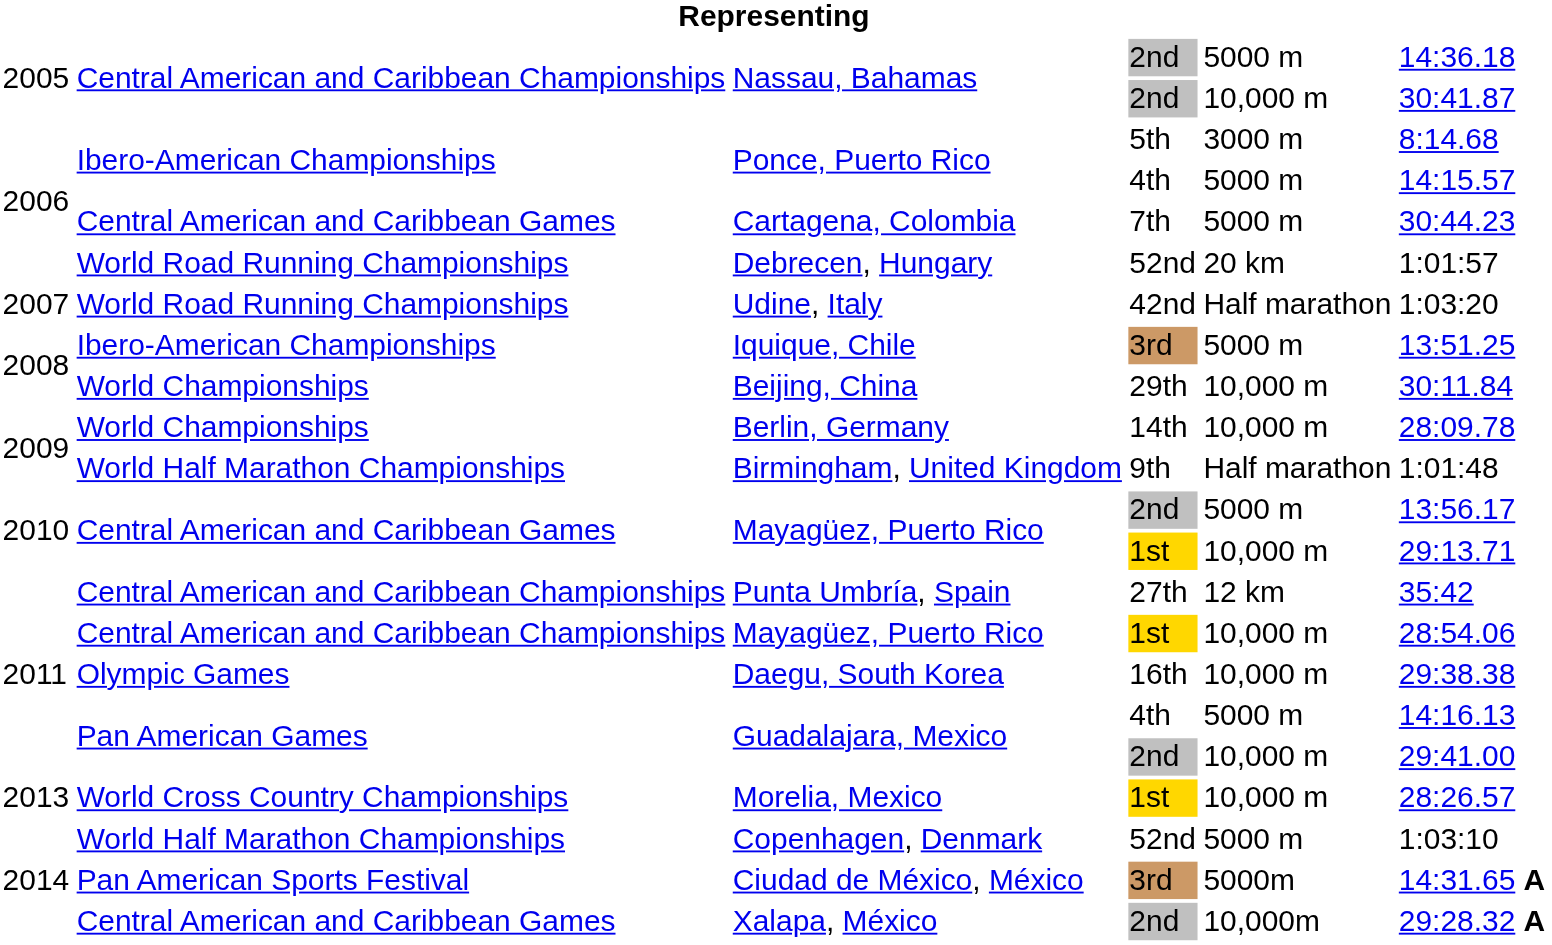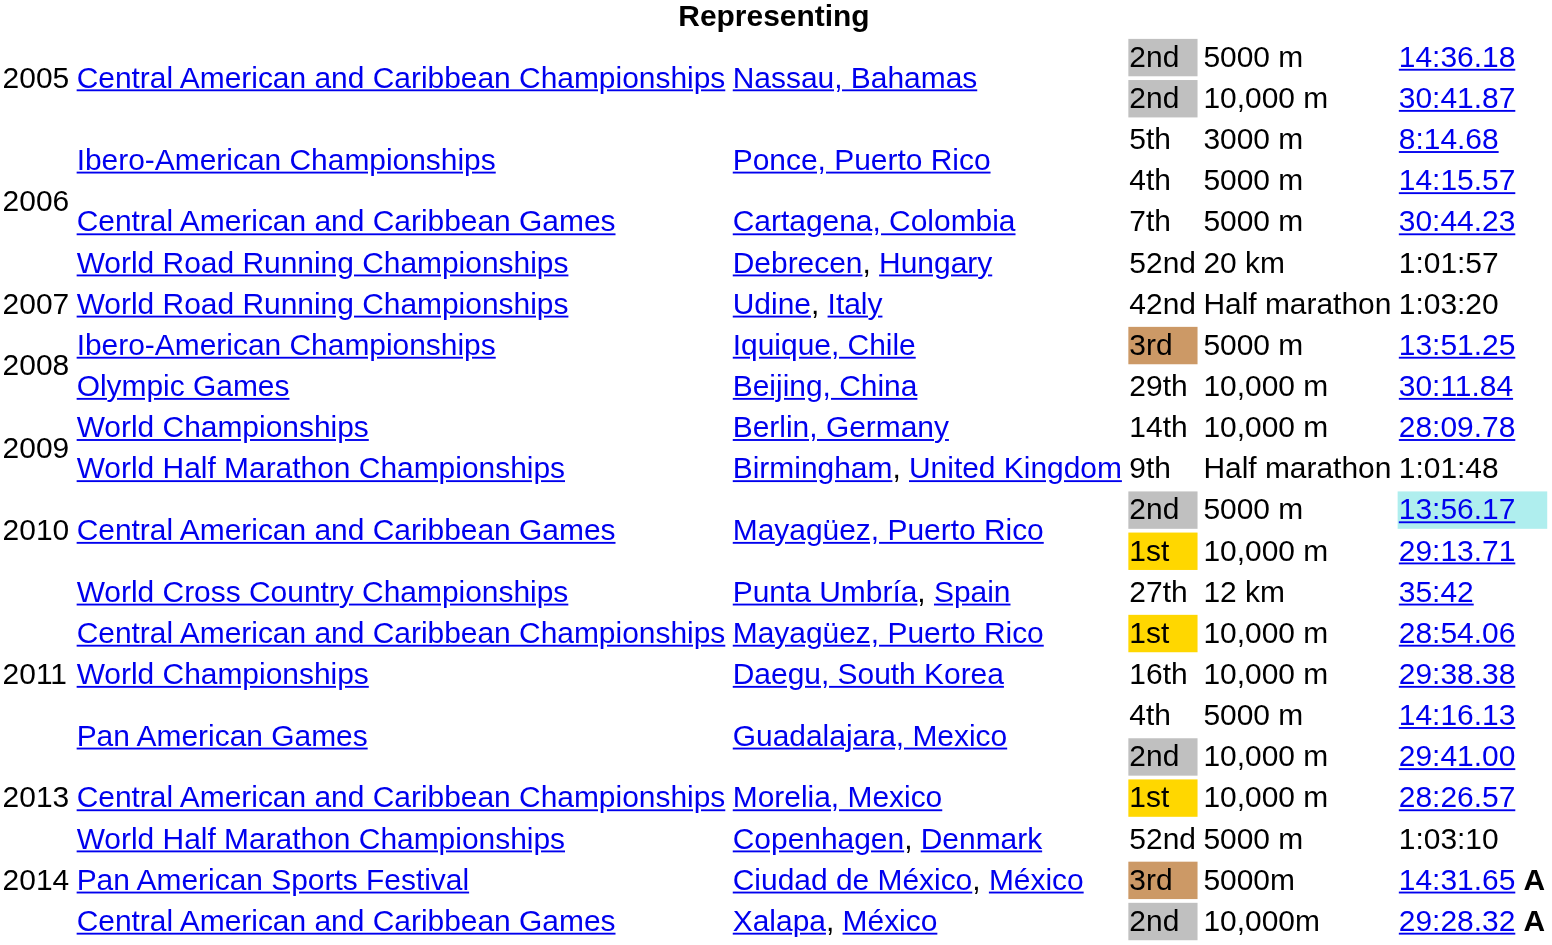(223, 386) World Championships -> (183, 386) Olympic Games
(1457, 509) no background -> (1457, 509) paleturquoise background
(401, 591) Central American and Caribbean Championships -> (322, 591) World Cross Country Championships
(183, 674) Olympic Games -> (223, 674) World Championships
(322, 797) World Cross Country Championships -> (401, 797) Central American and Caribbean Championships
